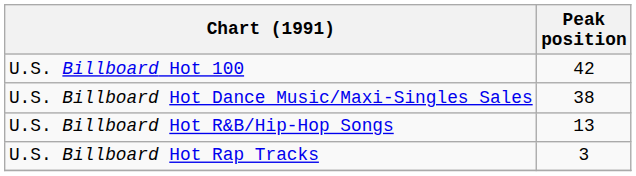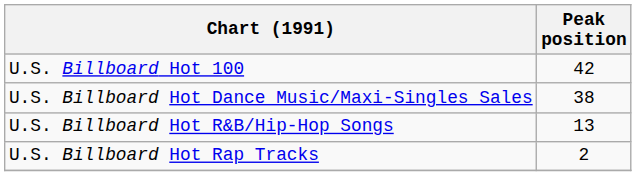(584, 156) 3 -> (584, 156) 2
